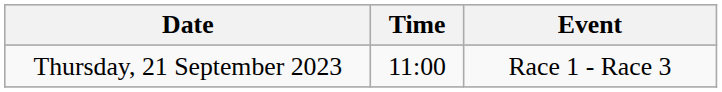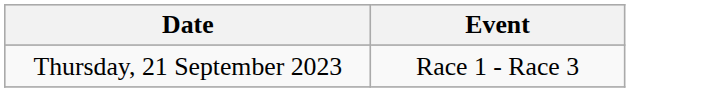- column: (417, 24)
